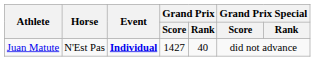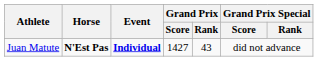(85, 47) normal -> (86, 47) bold
(203, 47) 40 -> (206, 47) 43
